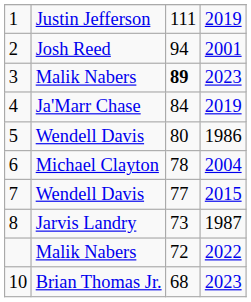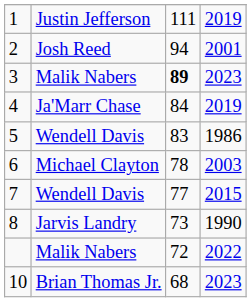(179, 135) 80 -> (179, 135) 83
(223, 164) 2004 -> (223, 164) 2003
(223, 223) 1987 -> (223, 223) 1990
